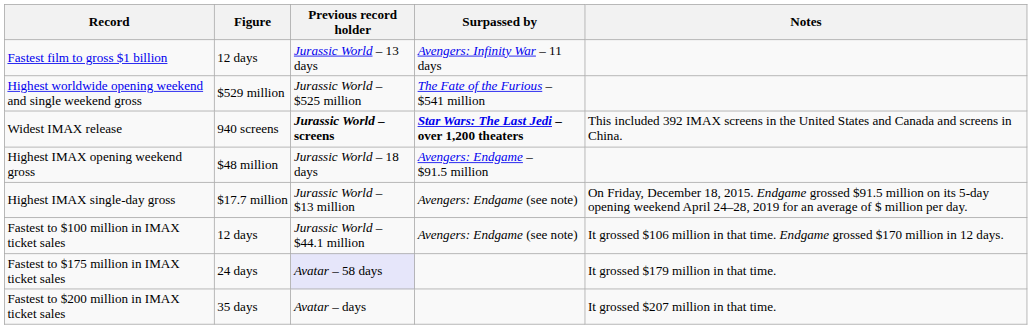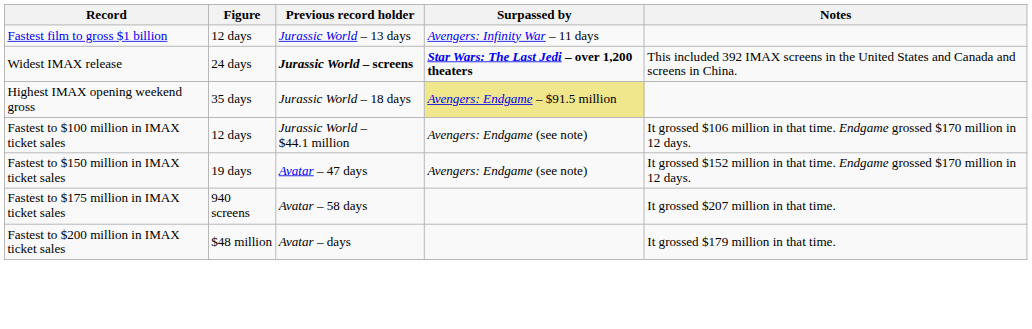- row: (105, 93)
(248, 128) 940 screens -> (231, 63) 24 days
(248, 164) $48 million -> (231, 99) 35 days
(475, 164) no background -> (522, 99) khaki background
- row: (91, 200)
+ row: (94, 170)
(237, 271) 24 days -> (231, 206) 940 screens
(338, 271) lavender background -> (323, 206) no background
(682, 271) It grossed $179 million in that time. -> (742, 206) It grossed $207 million in that time.
(237, 306) 35 days -> (242, 241) $48 million
(682, 306) It grossed $207 million in that time. -> (742, 241) It grossed $179 million in that time.
